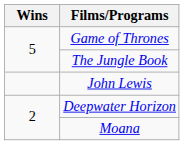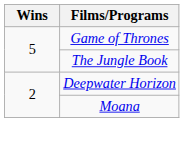- row: (120, 83)
